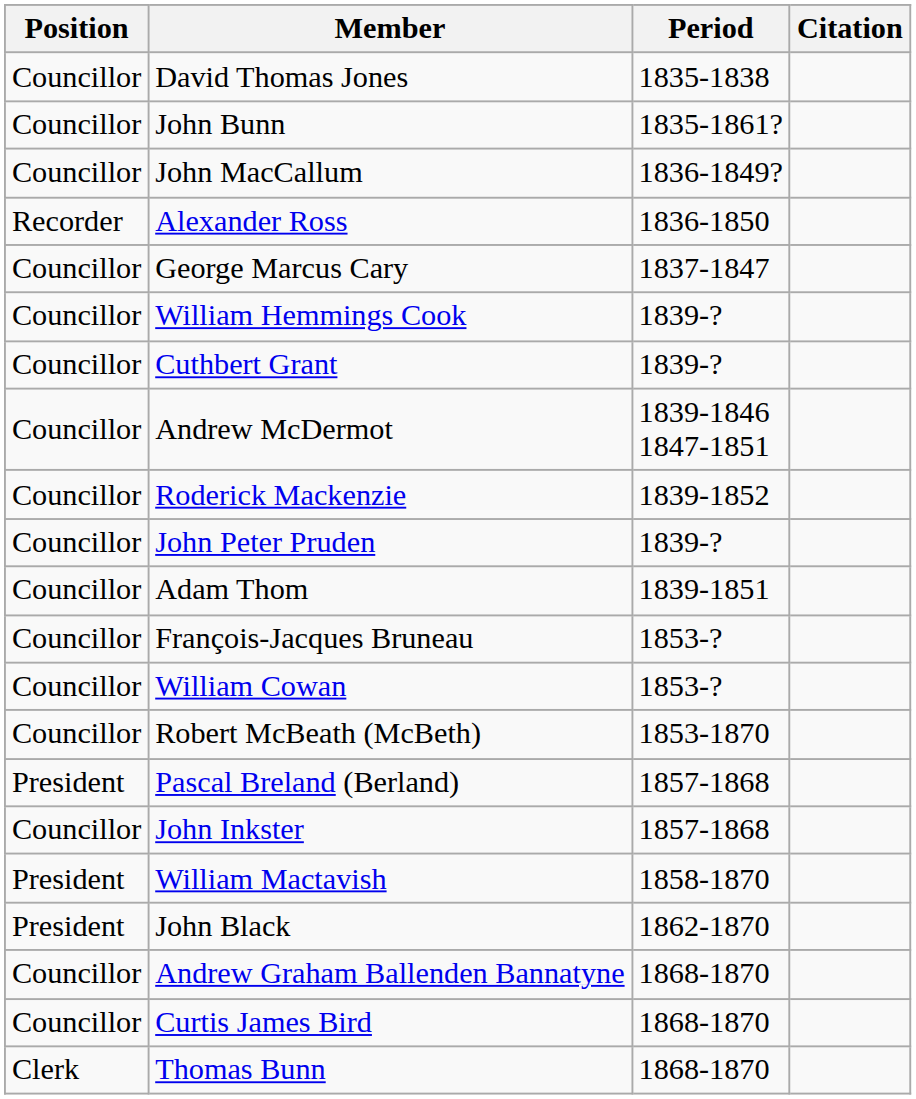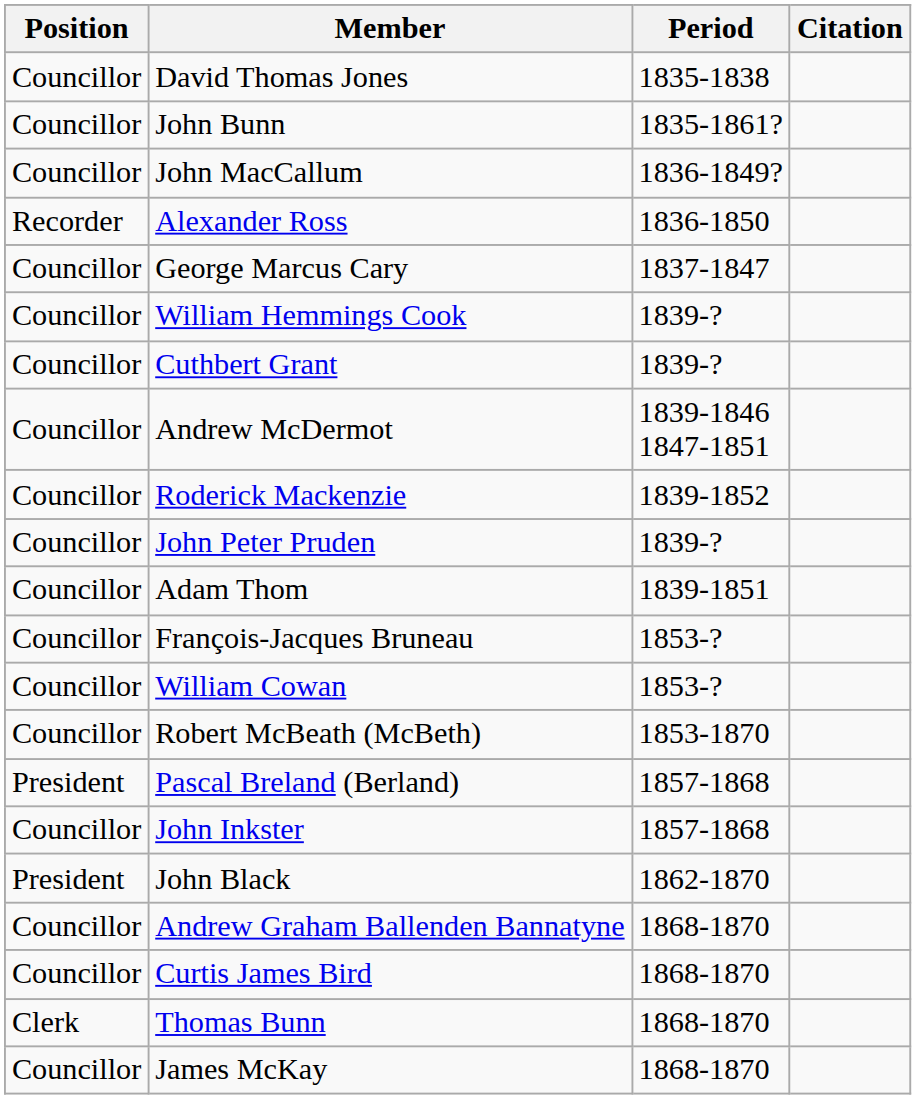- row: (271, 877)
+ row: (241, 1069)
